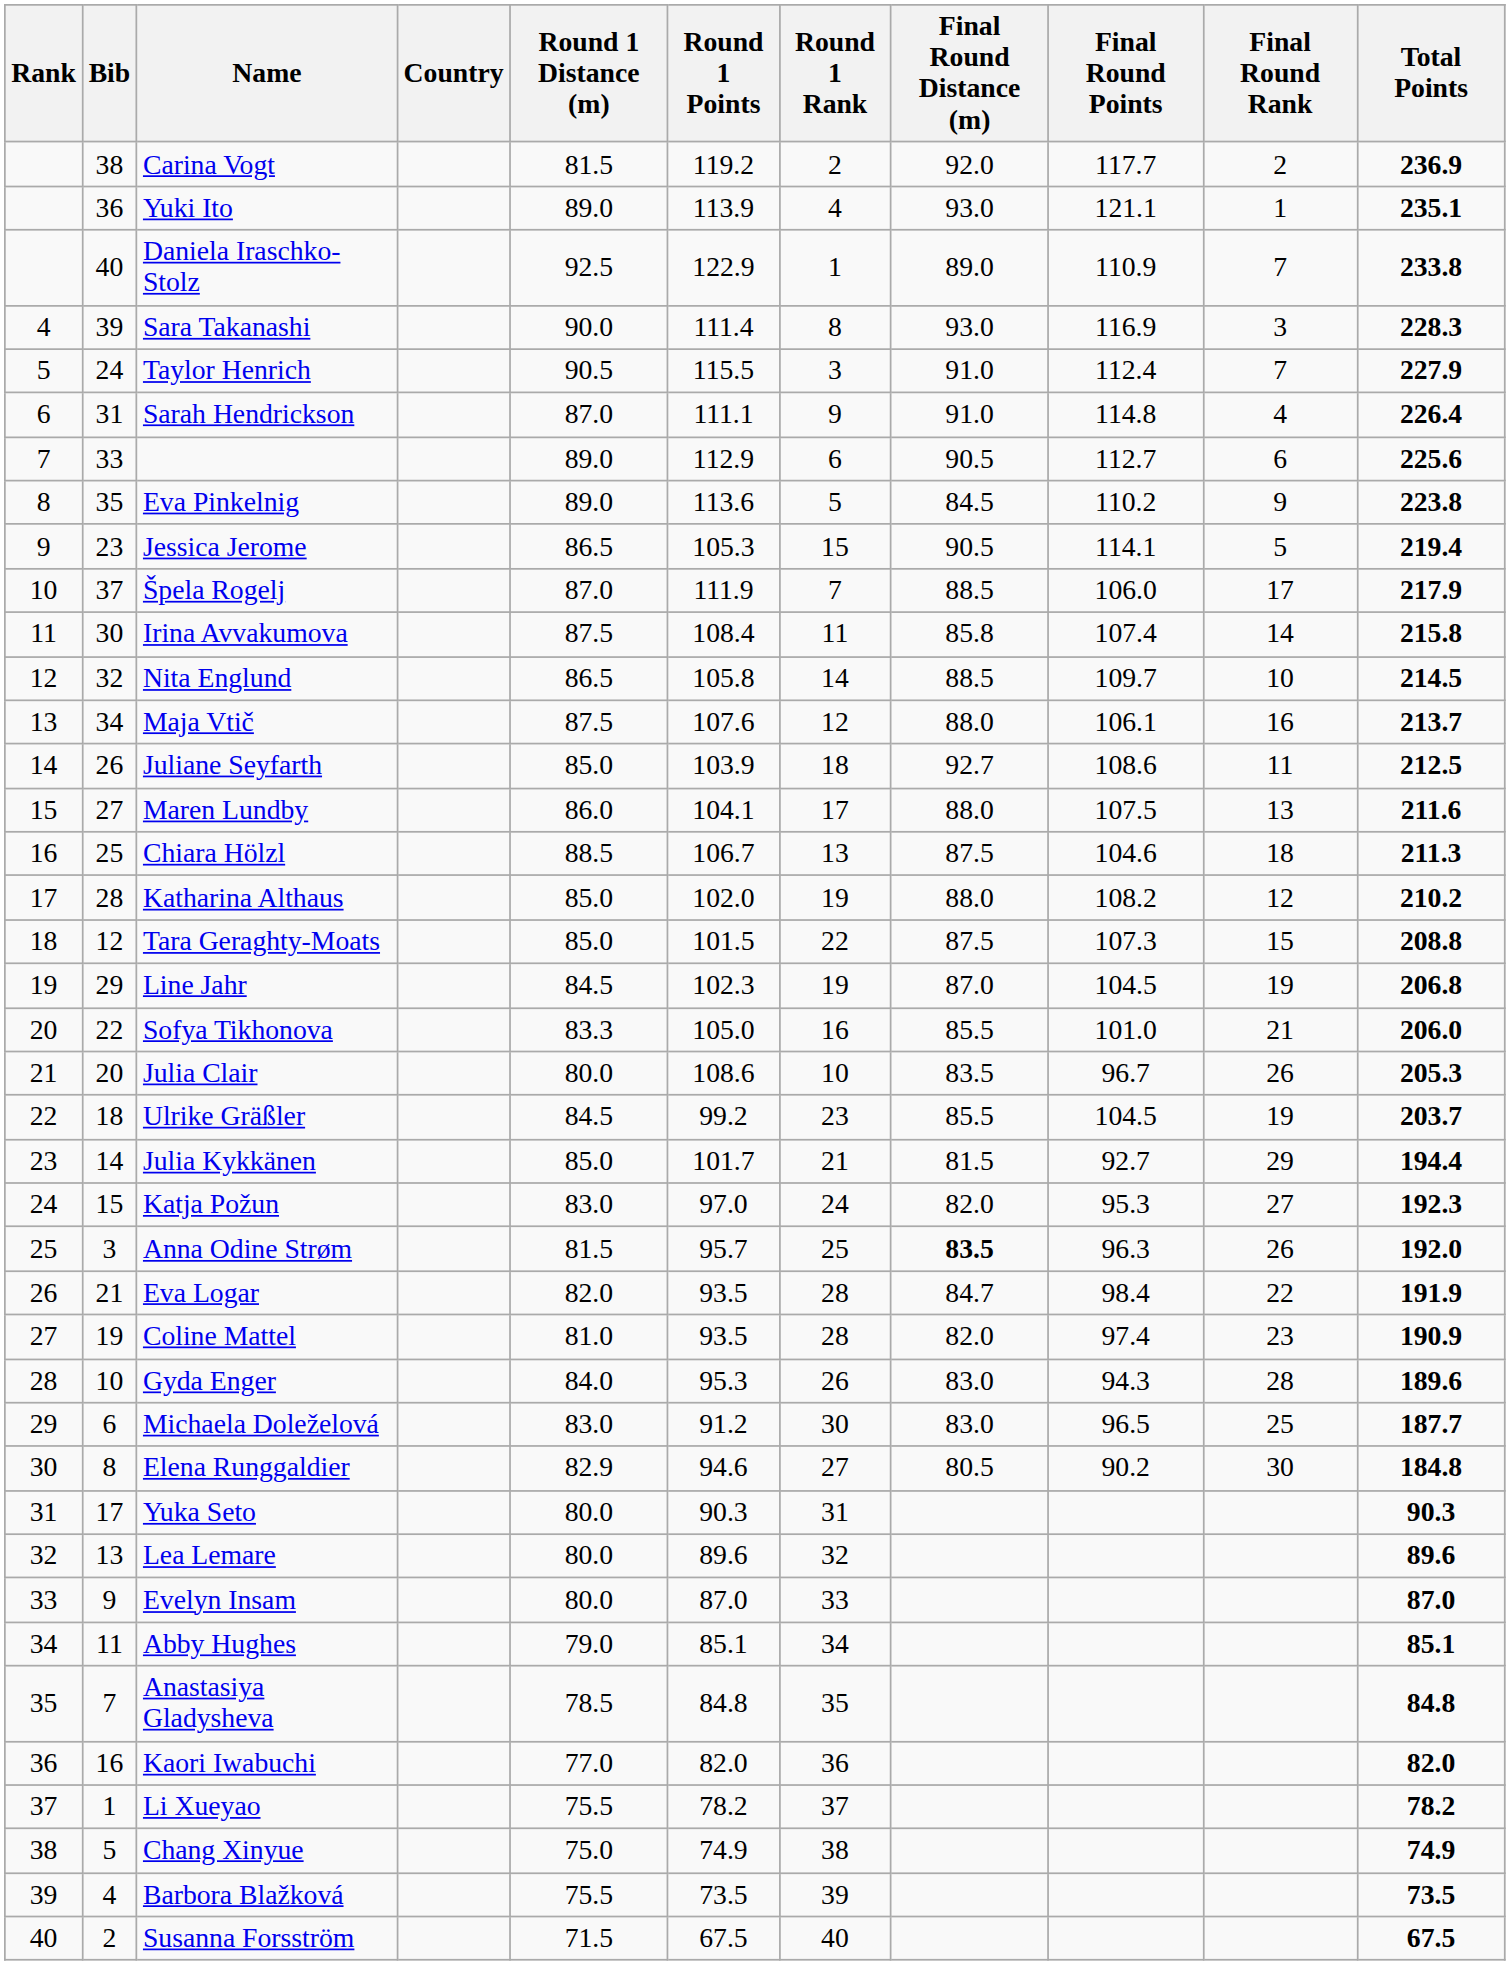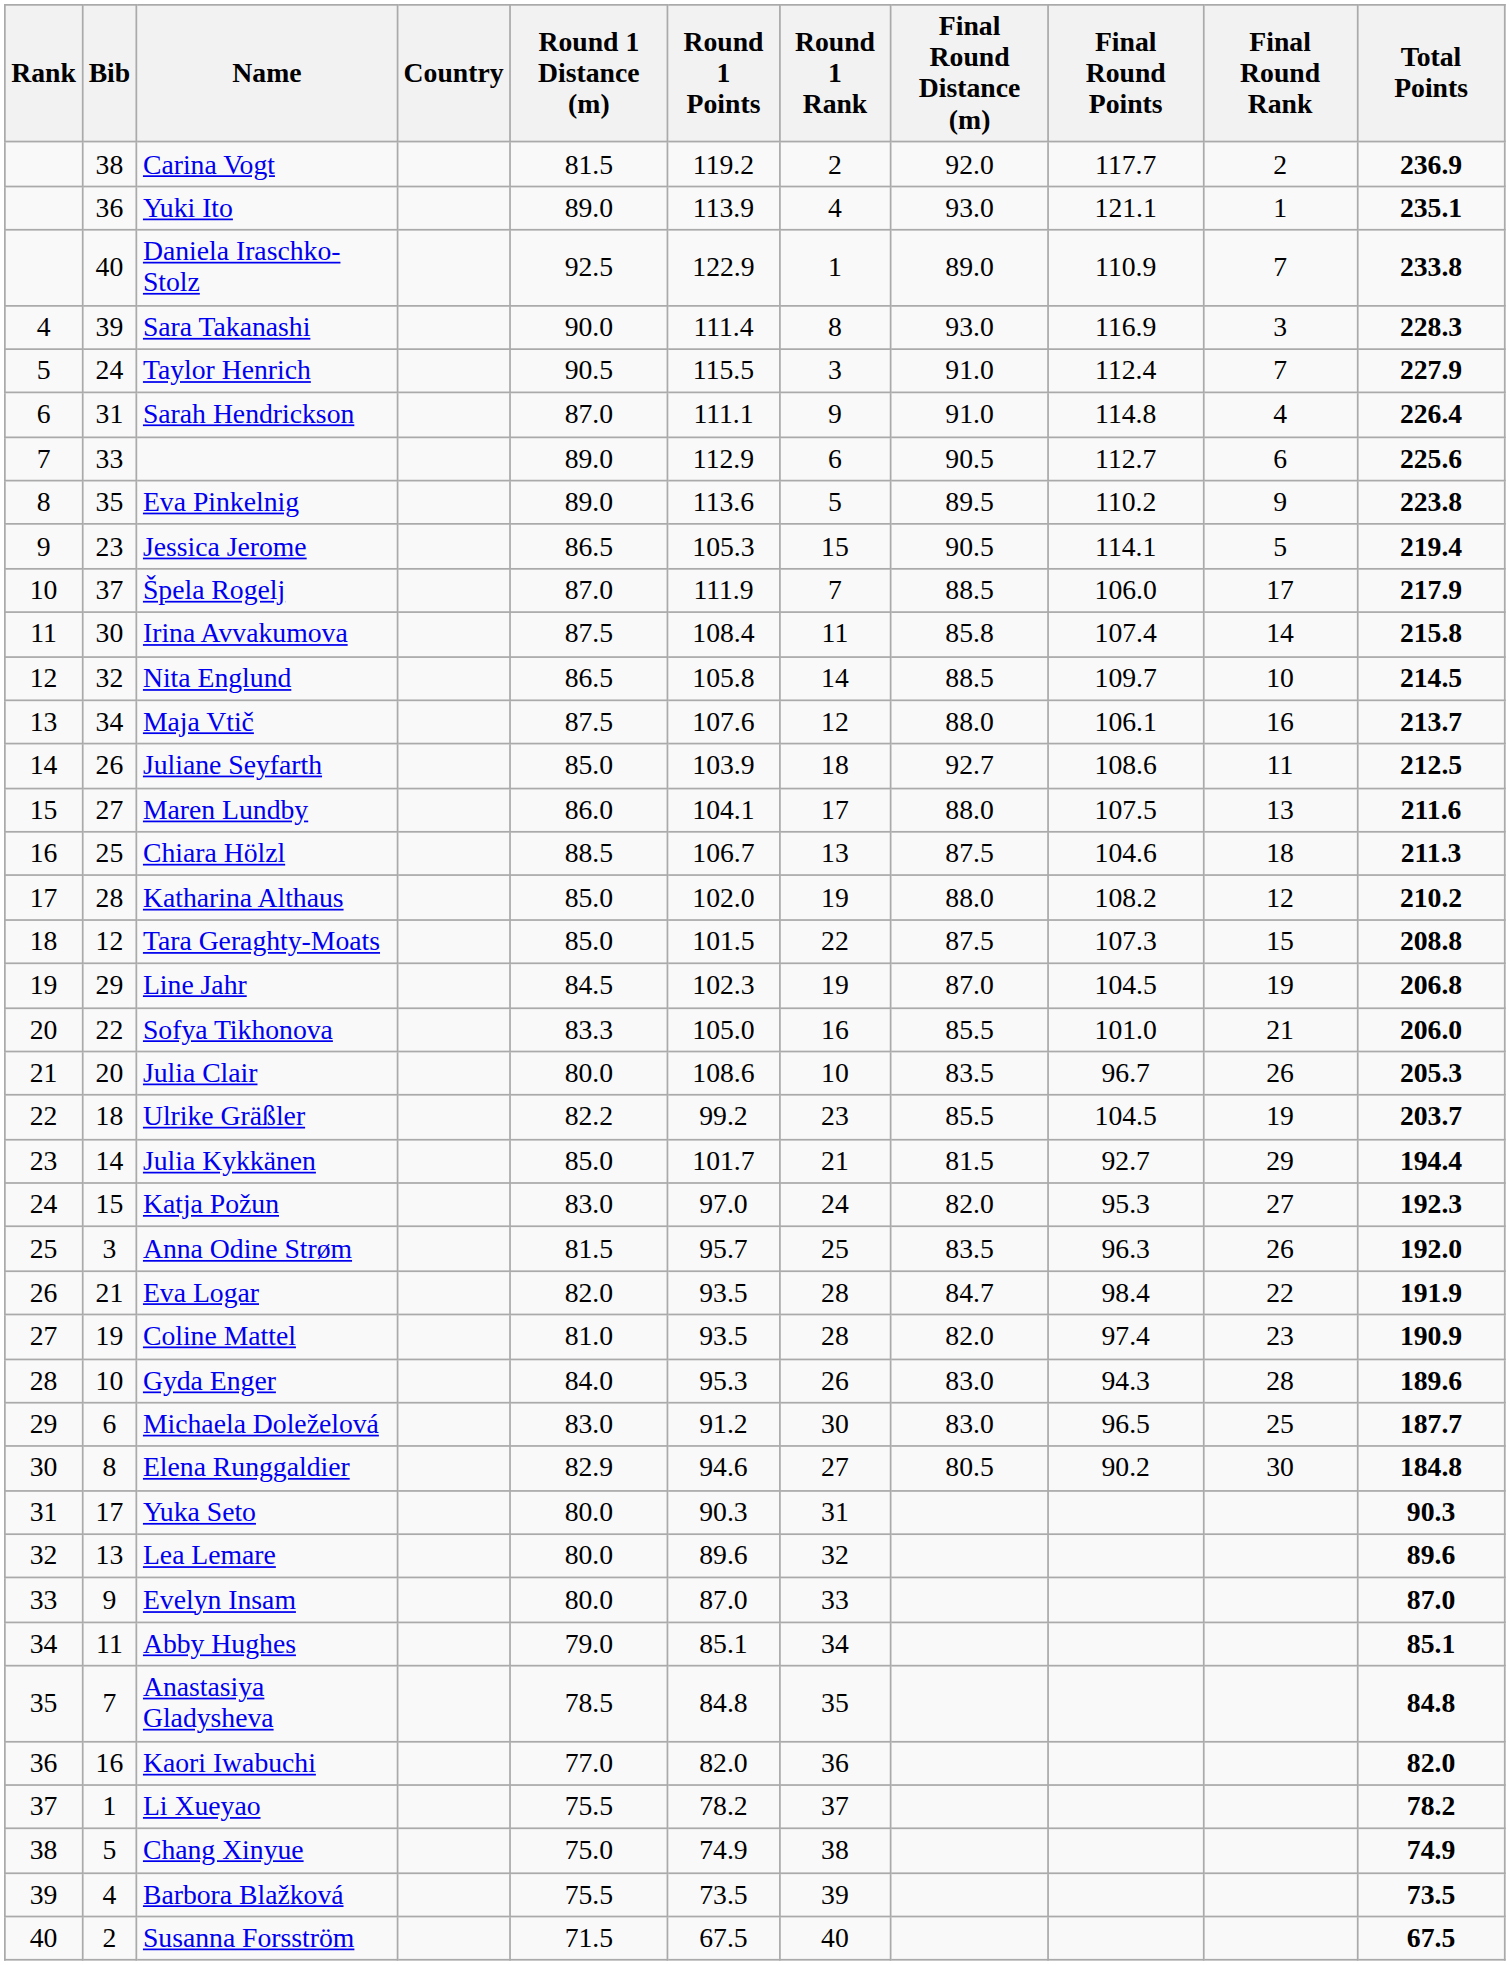(970, 502) 84.5 -> (970, 502) 89.5
(589, 1116) 84.5 -> (589, 1116) 82.2
(970, 1248) bold -> (970, 1248) normal
